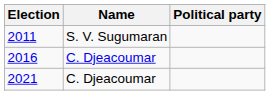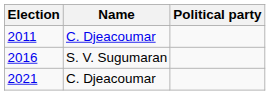(117, 36) S. V. Sugumaran -> (111, 36) C. Djeacoumar
(111, 57) C. Djeacoumar -> (117, 57) S. V. Sugumaran
